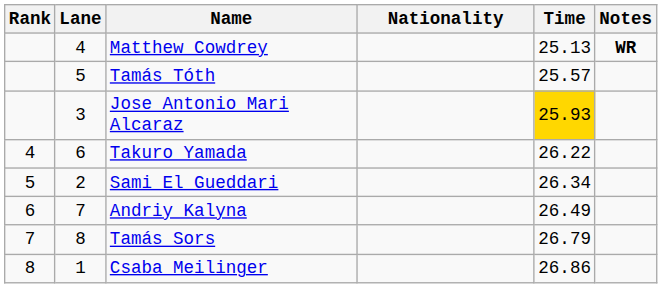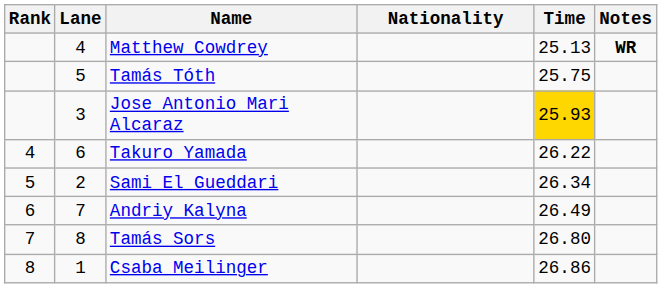(565, 76) 25.57 -> (565, 76) 25.75
(565, 239) 26.79 -> (565, 239) 26.80
